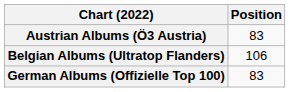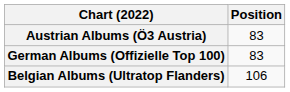rows swapped: (116, 55) <-> (116, 76)
